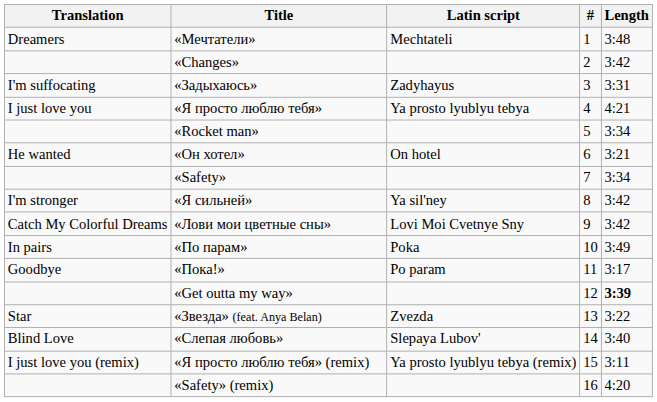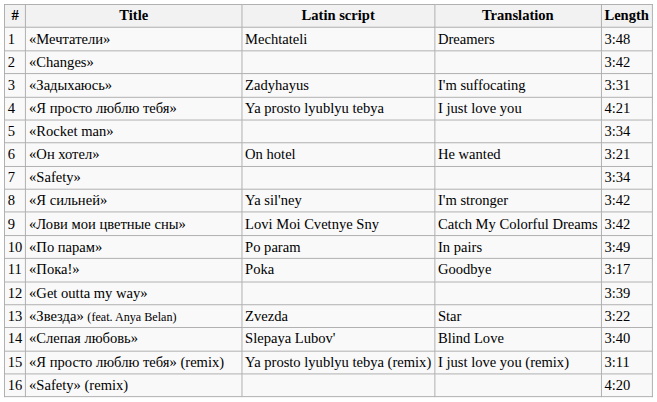columns swapped: (590, 16) <-> (88, 16)
(405, 246) Poka -> (273, 246) Po param
(418, 270) Po param -> (260, 270) Poka
(618, 293) bold -> (617, 293) normal
